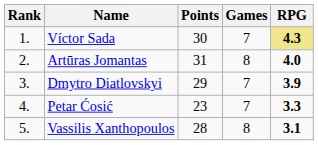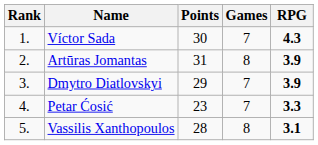(292, 38) khaki background -> (292, 38) no background
(292, 60) 4.0 -> (292, 60) 3.9
